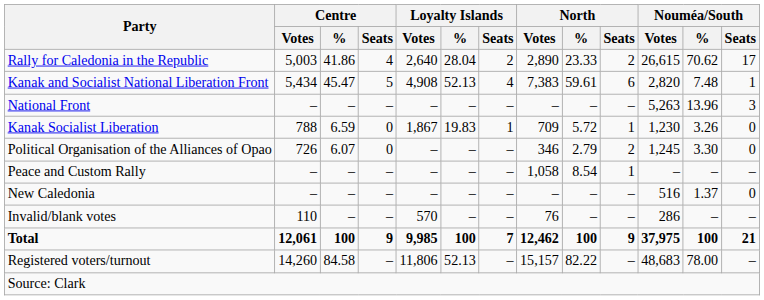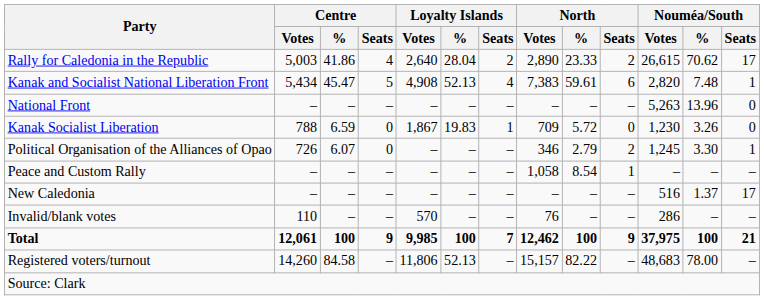(752, 104) 3 -> (752, 104) 0
(631, 127) 1 -> (631, 127) 0
(752, 149) 0 -> (752, 149) 1
(752, 194) 0 -> (749, 194) 17
